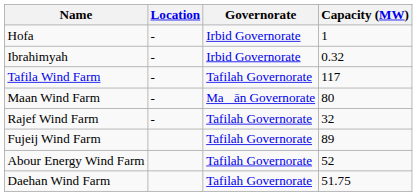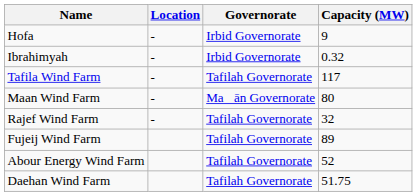(324, 35) 1 -> (324, 35) 9
